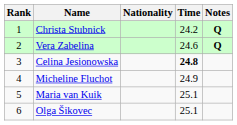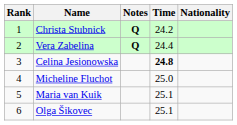columns swapped: (148, 12) <-> (218, 12)
(189, 45) 24.6 -> (164, 45) 24.4
(189, 78) 24.9 -> (164, 78) 25.0
